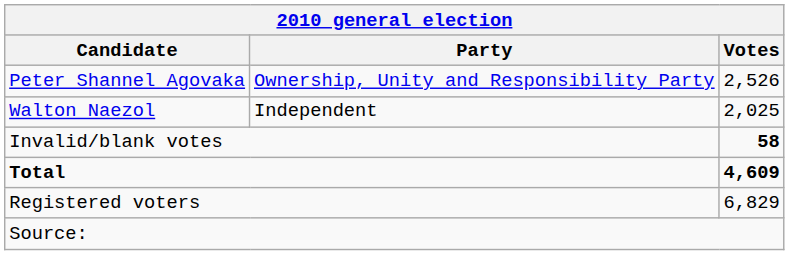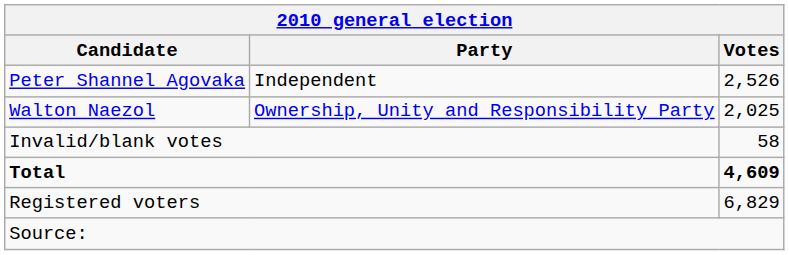(484, 81) Ownership, Unity and Responsibility Party -> (316, 81) Independent
(316, 112) Independent -> (484, 112) Ownership, Unity and Responsibility Party
(768, 142) bold -> (768, 142) normal
